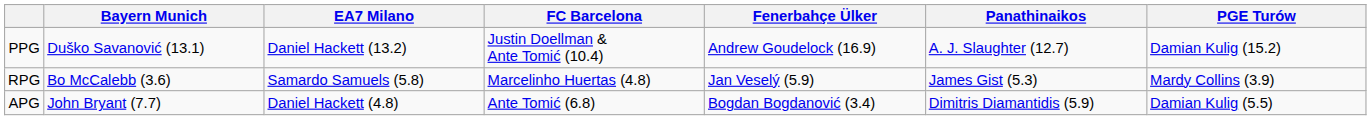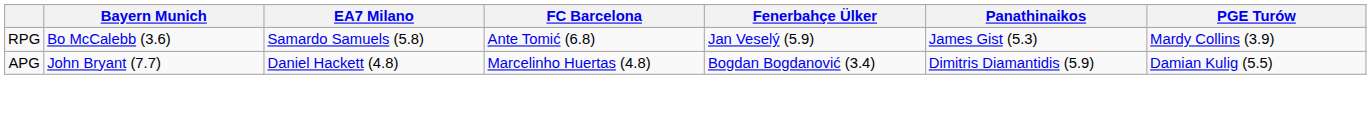- row: (24, 47)
(569, 79) Marcelinho Huertas (4.8) -> (541, 39) Ante Tomić (6.8)
(541, 102) Ante Tomić (6.8) -> (569, 63) Marcelinho Huertas (4.8)
